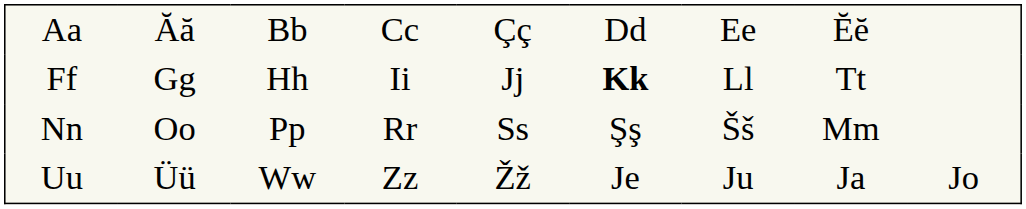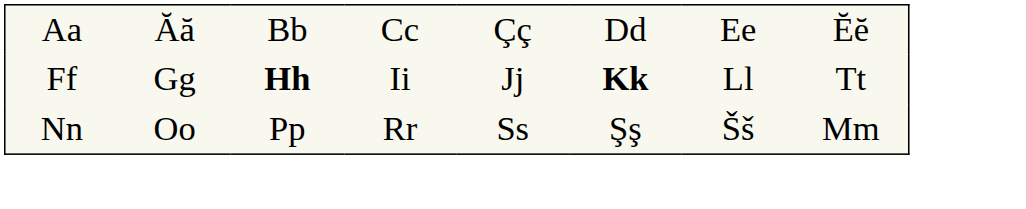(287, 79) normal -> (287, 79) bold
- row: (62, 177)
